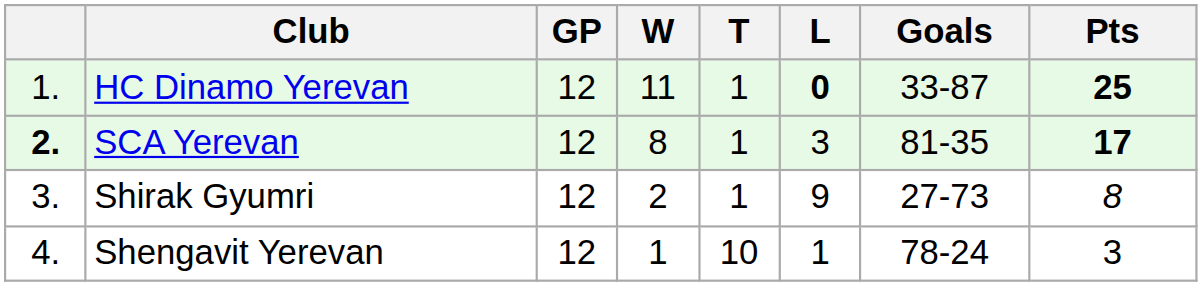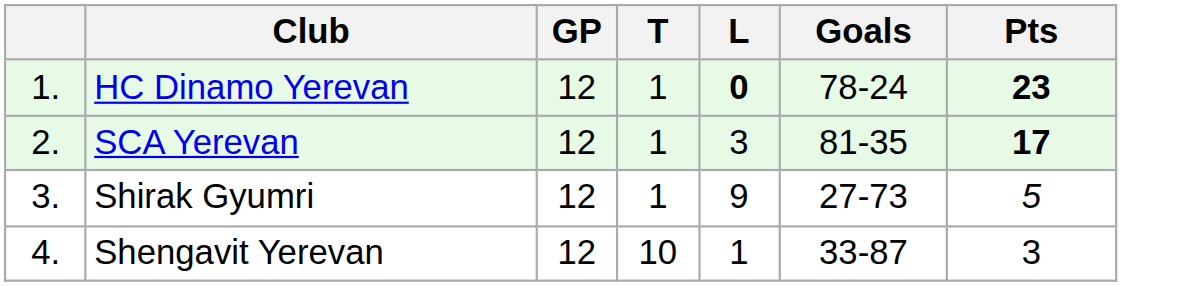- column: (658, 32)
(945, 87) 33-87 -> (863, 87) 78-24
(1112, 87) 25 -> (1031, 87) 23
(46, 142) bold -> (46, 142) normal
(1112, 197) 8 -> (1031, 197) 5
(945, 252) 78-24 -> (863, 252) 33-87
